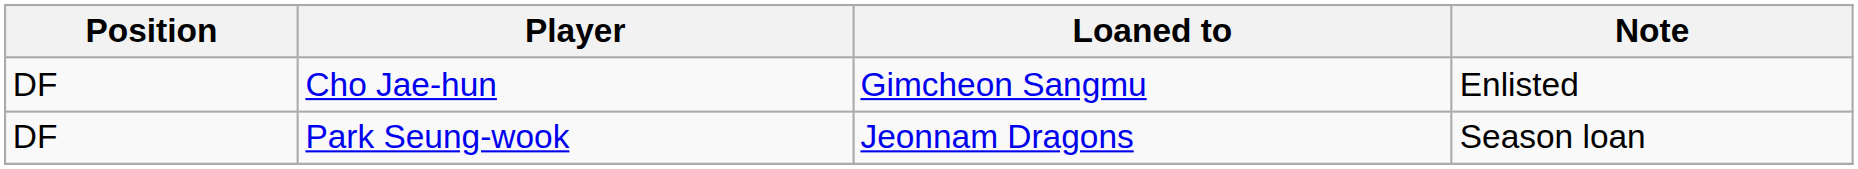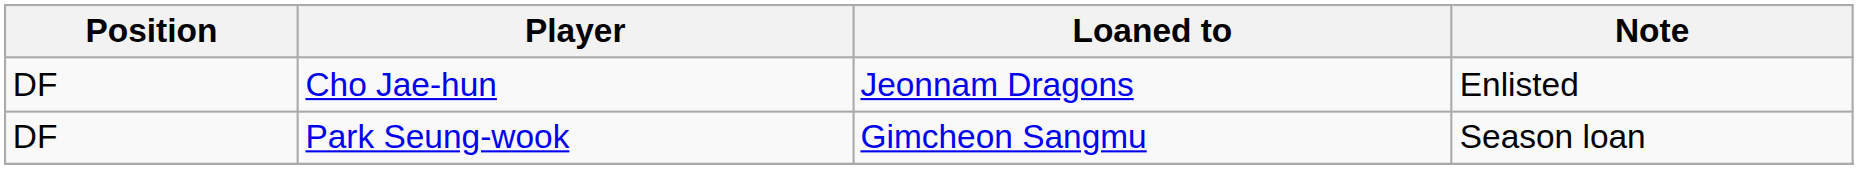(1004, 84) Gimcheon Sangmu -> (997, 84) Jeonnam Dragons
(997, 137) Jeonnam Dragons -> (1004, 137) Gimcheon Sangmu
